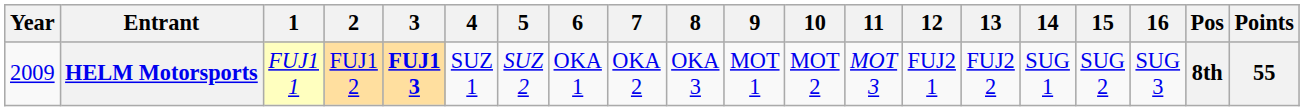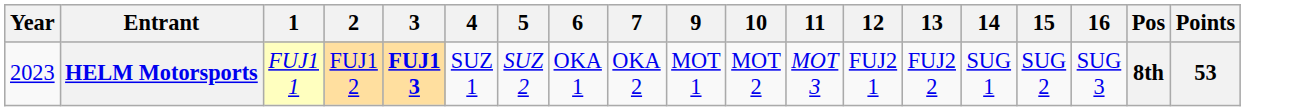- column: (695, 23)
(32, 73) 2009 -> (32, 73) 2023
(1264, 73) 55 -> (1205, 73) 53
